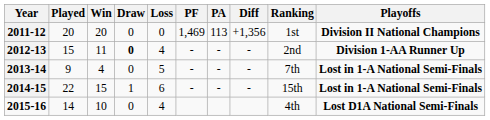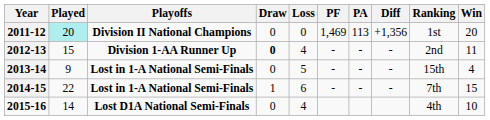columns swapped: (101, 13) <-> (401, 13)
(68, 32) no background -> (68, 32) paleturquoise background
(292, 69) 7th -> (434, 69) 15th
(292, 87) 15th -> (434, 87) 7th
